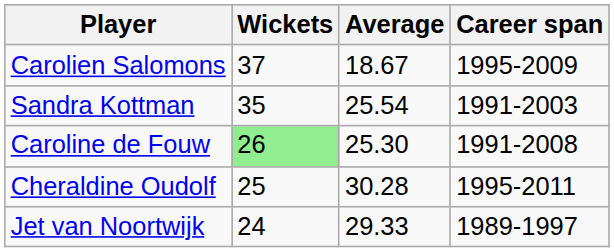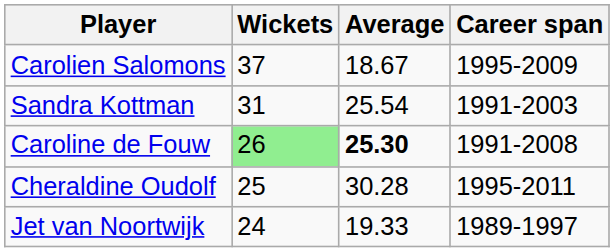(251, 105) 35 -> (251, 105) 31
(377, 145) normal -> (377, 145) bold
(377, 226) 29.33 -> (377, 226) 19.33
